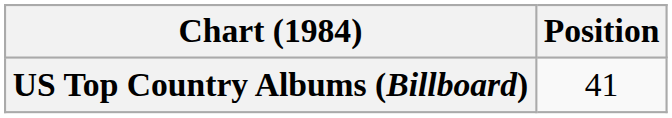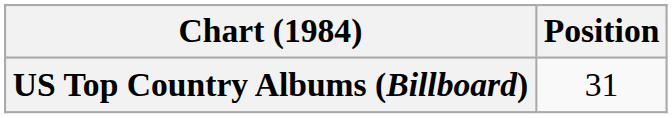(602, 84) 41 -> (602, 84) 31
